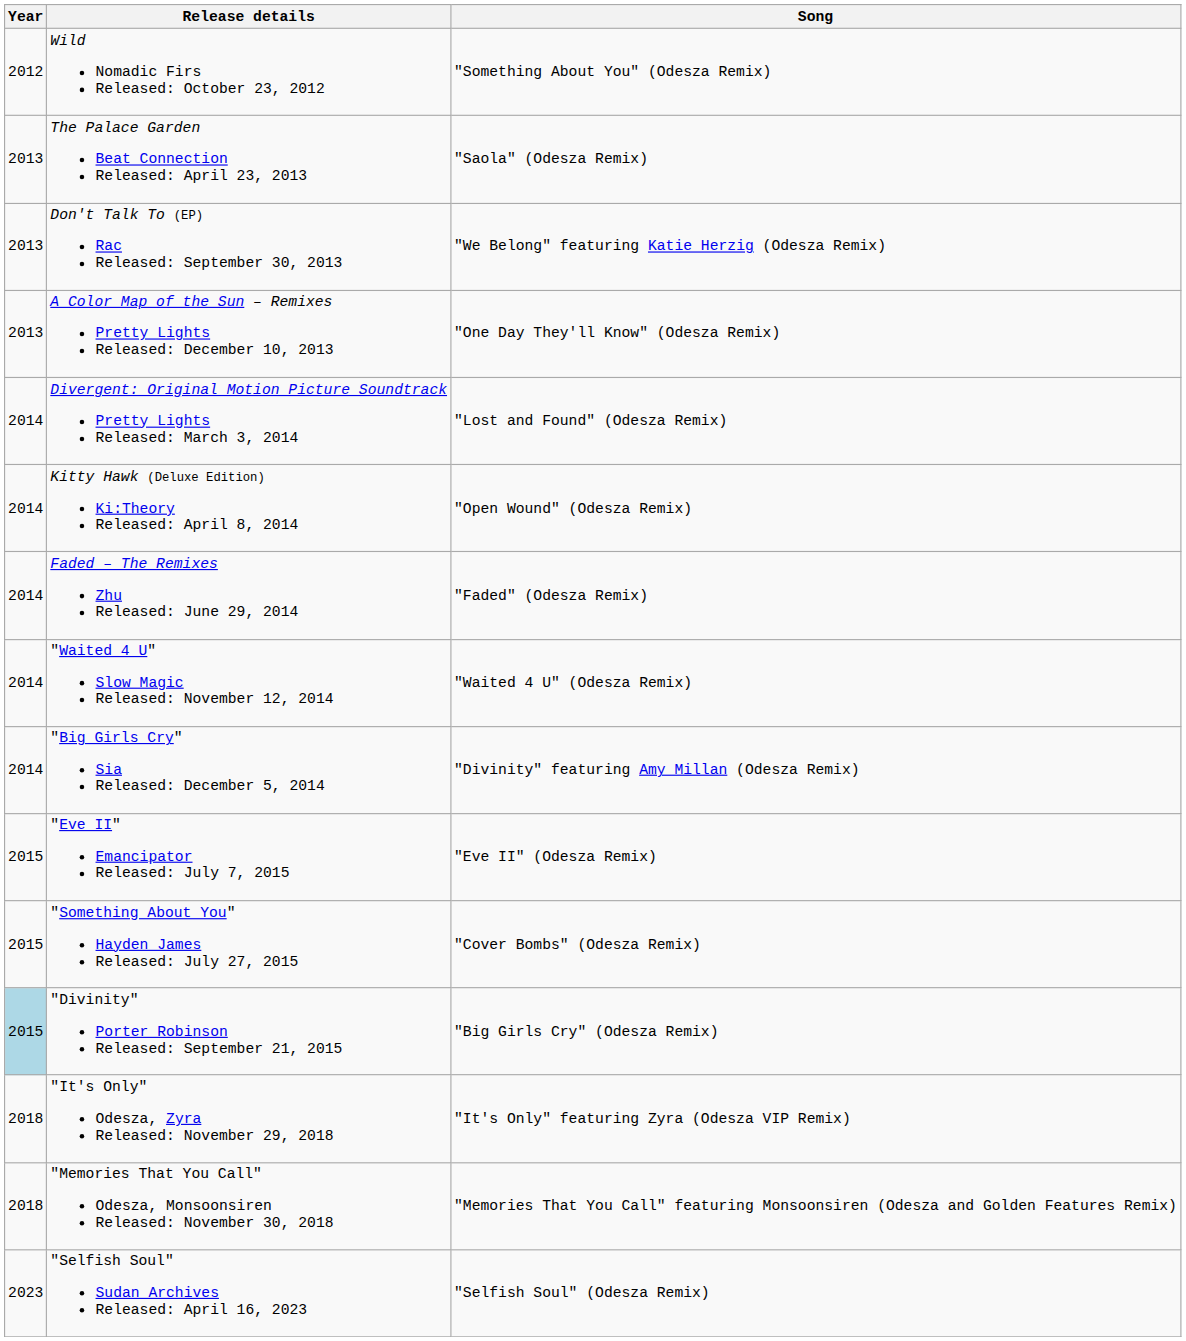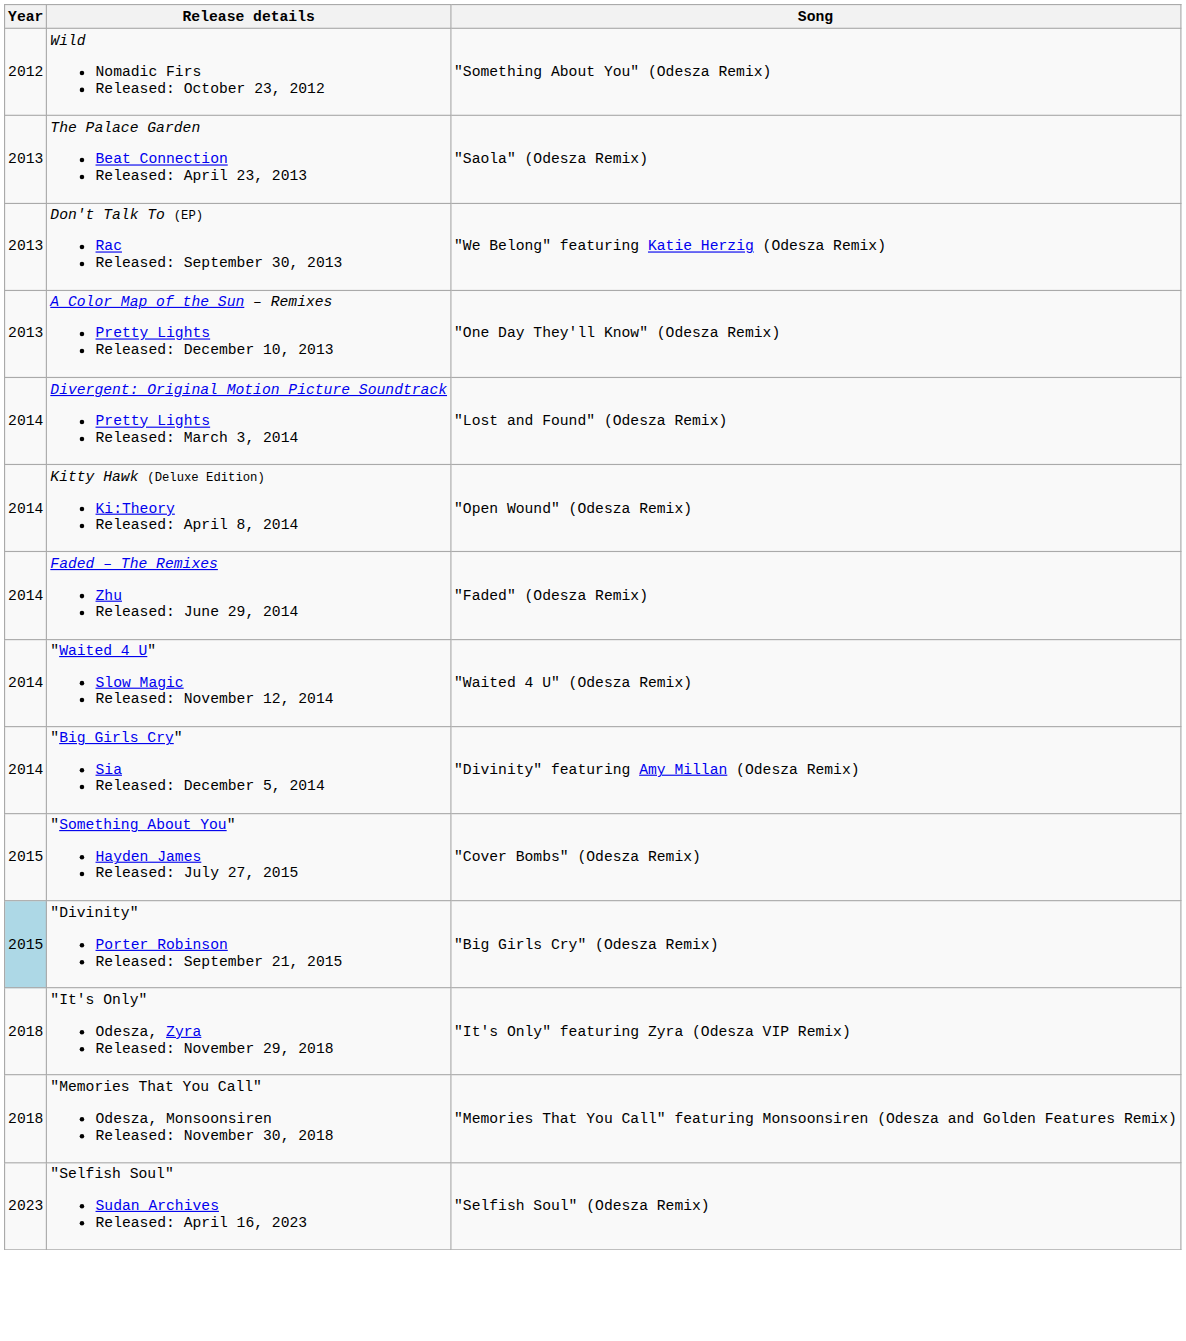- row: (249, 850)
